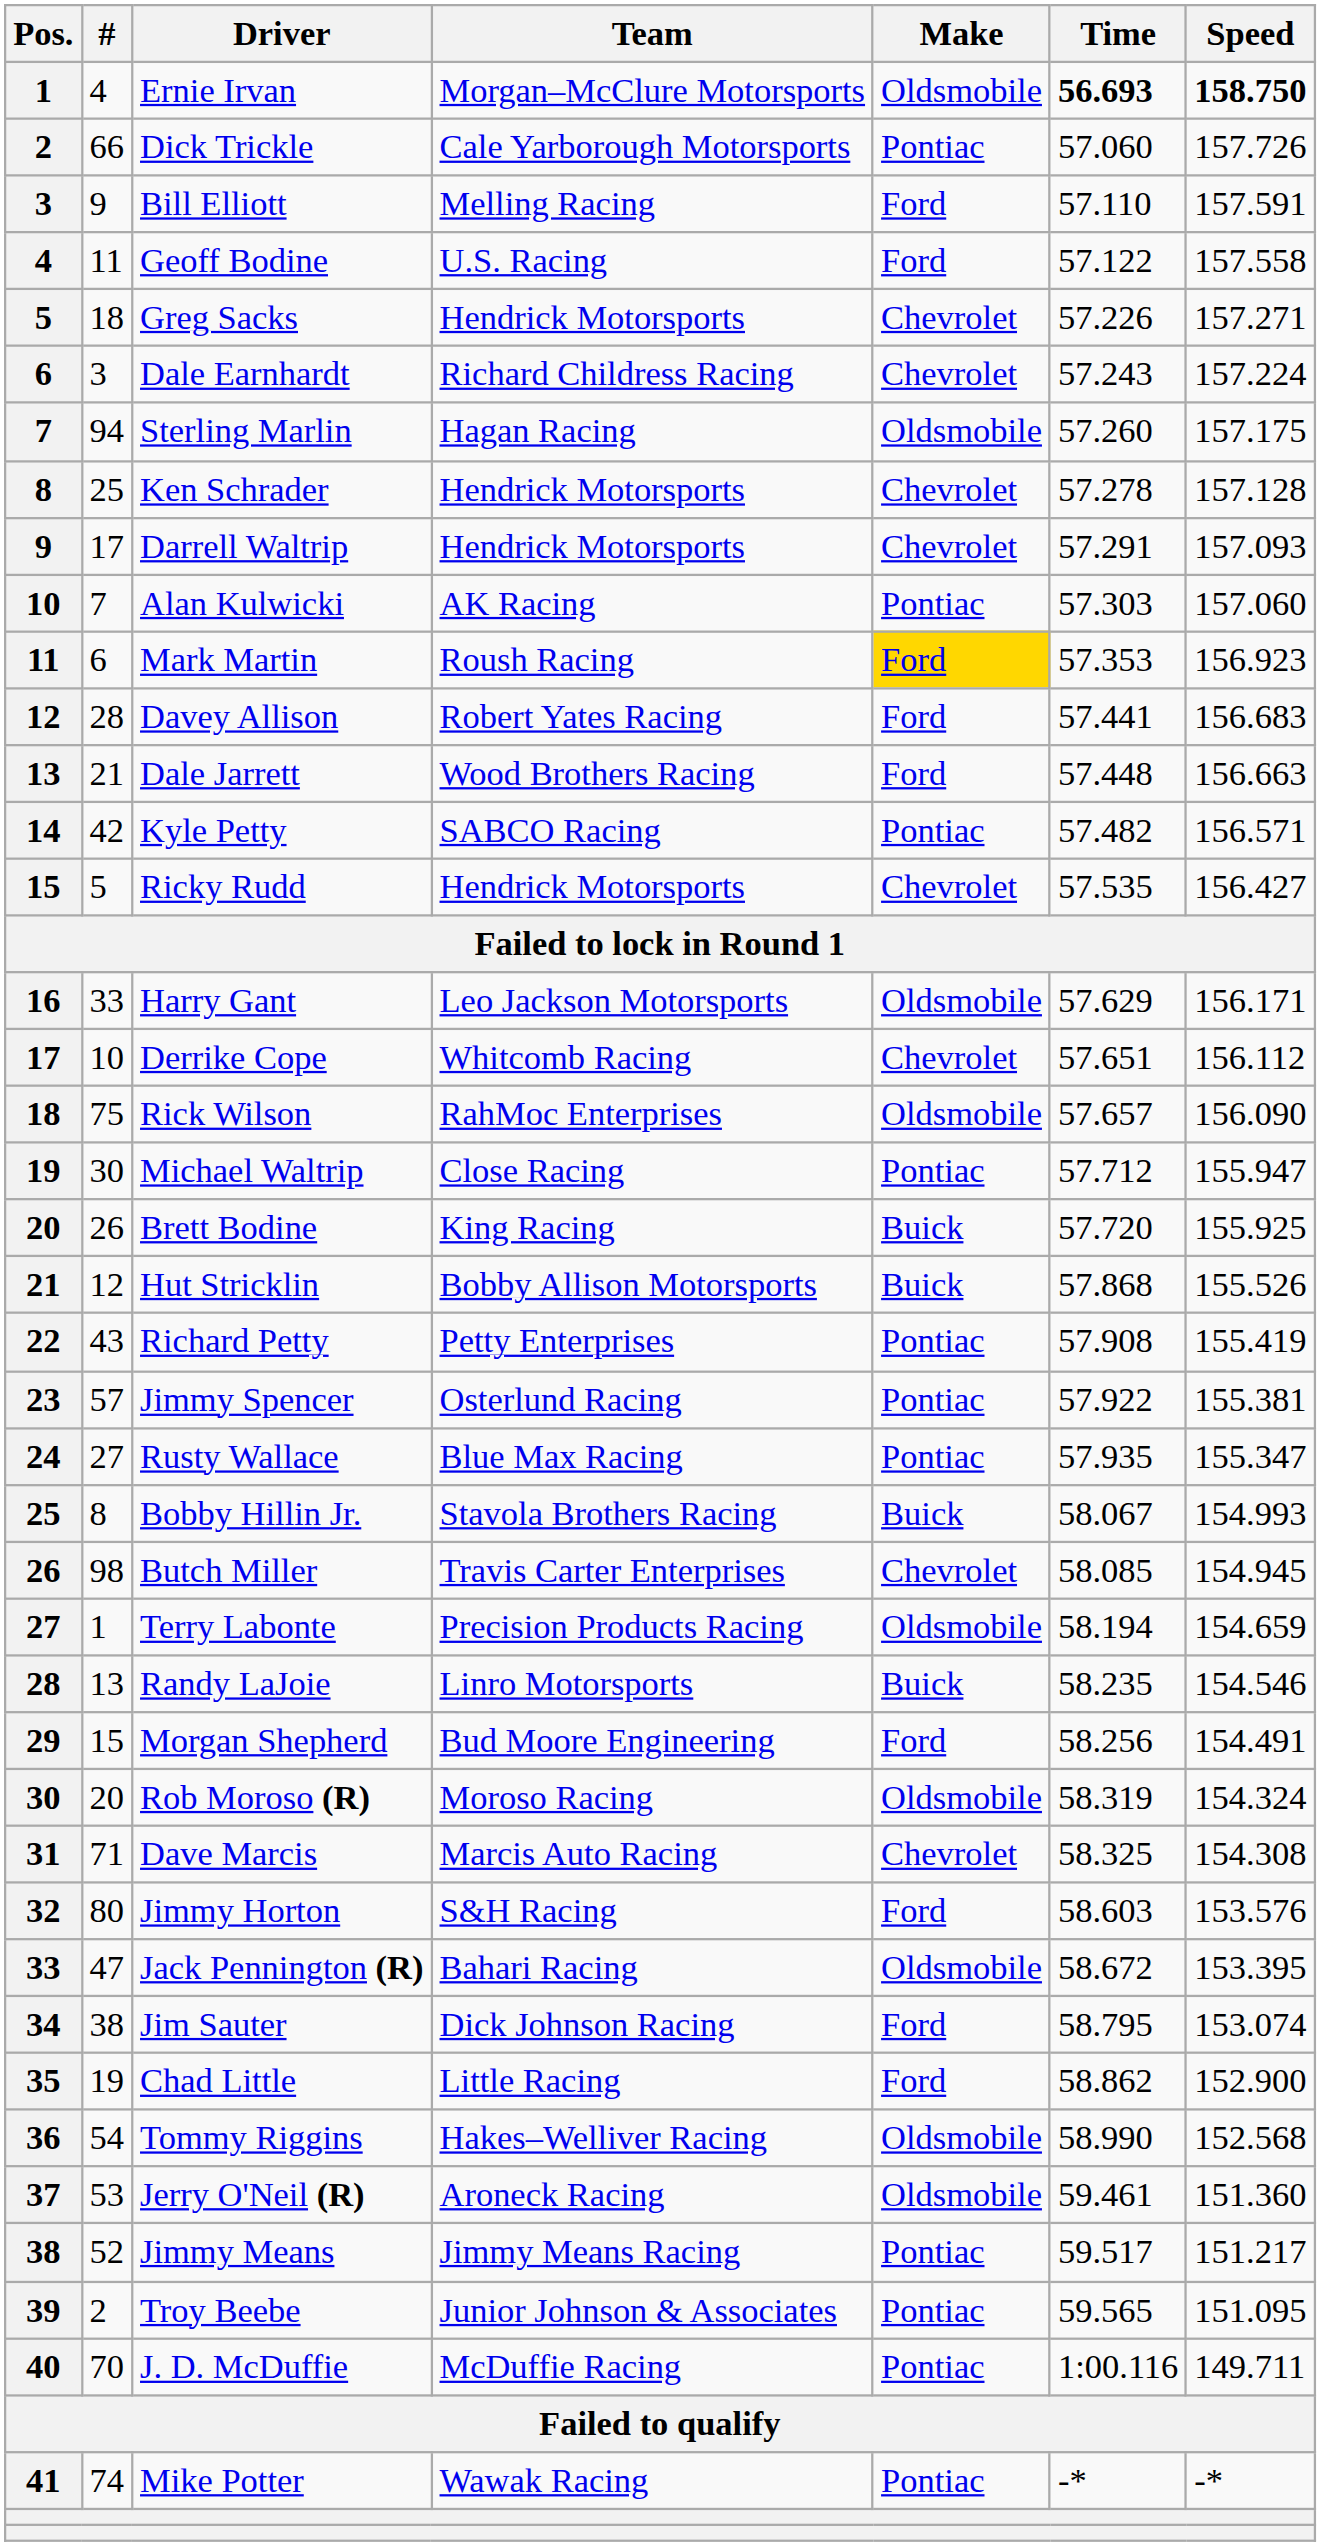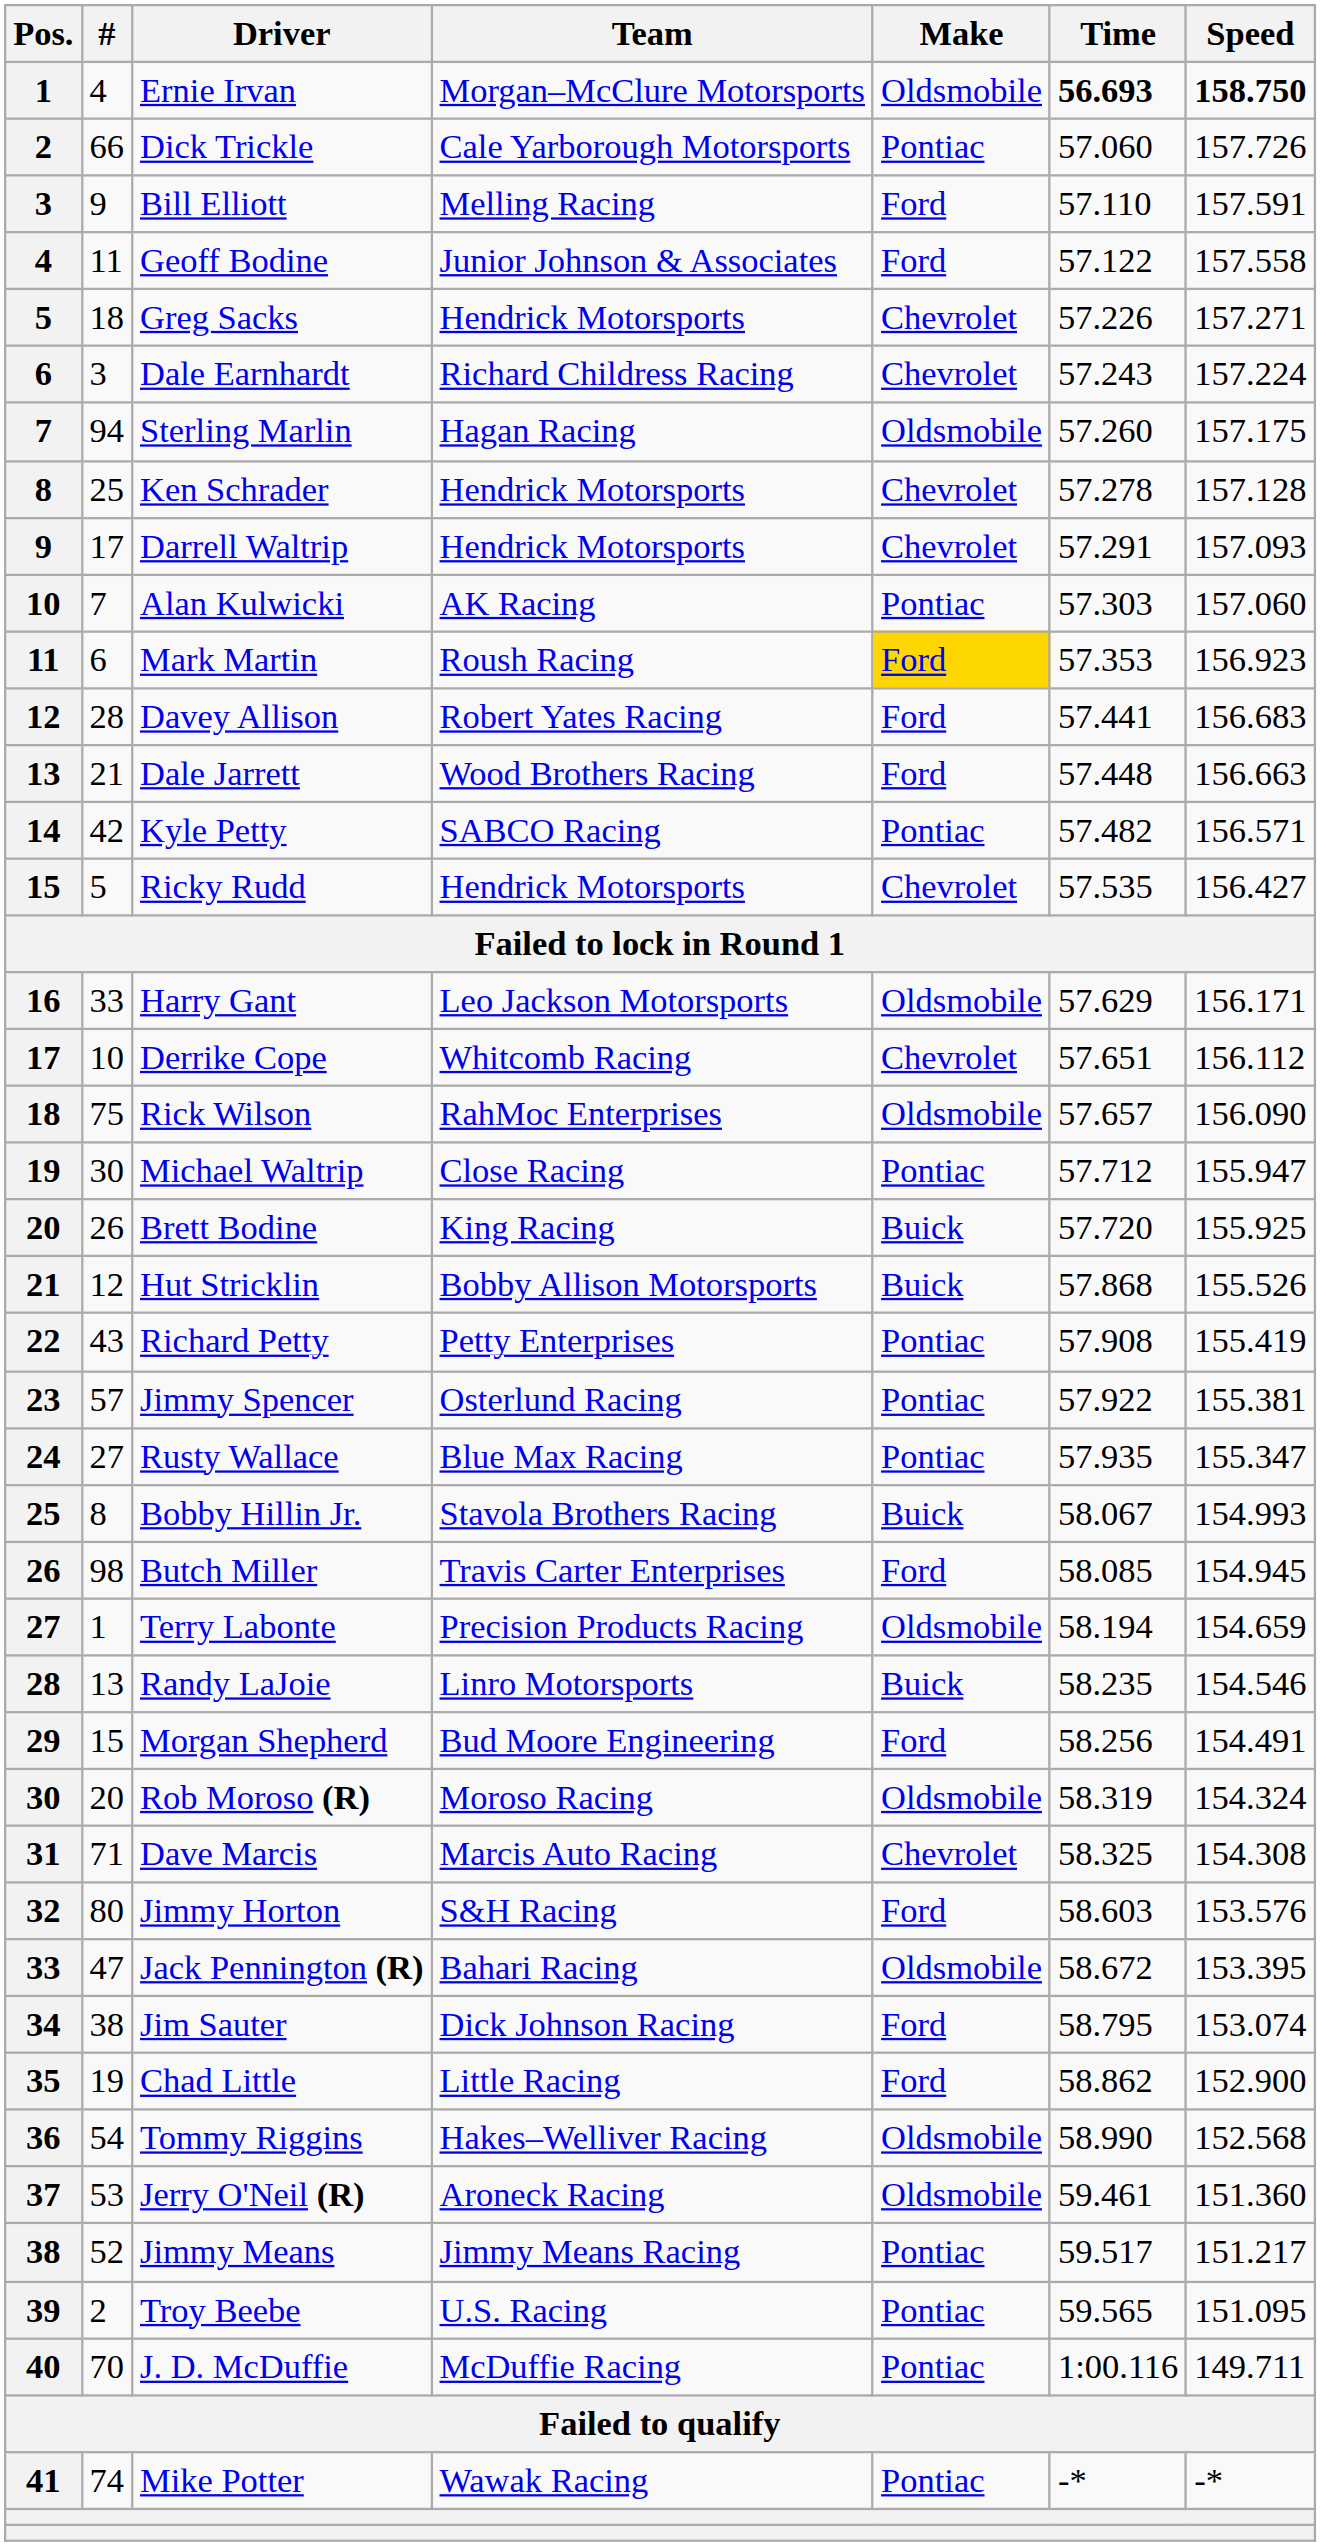(523, 260) U.S. Racing -> (638, 260) Junior Johnson & Associates
(949, 1569) Chevrolet -> (914, 1569) Ford
(638, 2308) Junior Johnson & Associates -> (523, 2308) U.S. Racing
